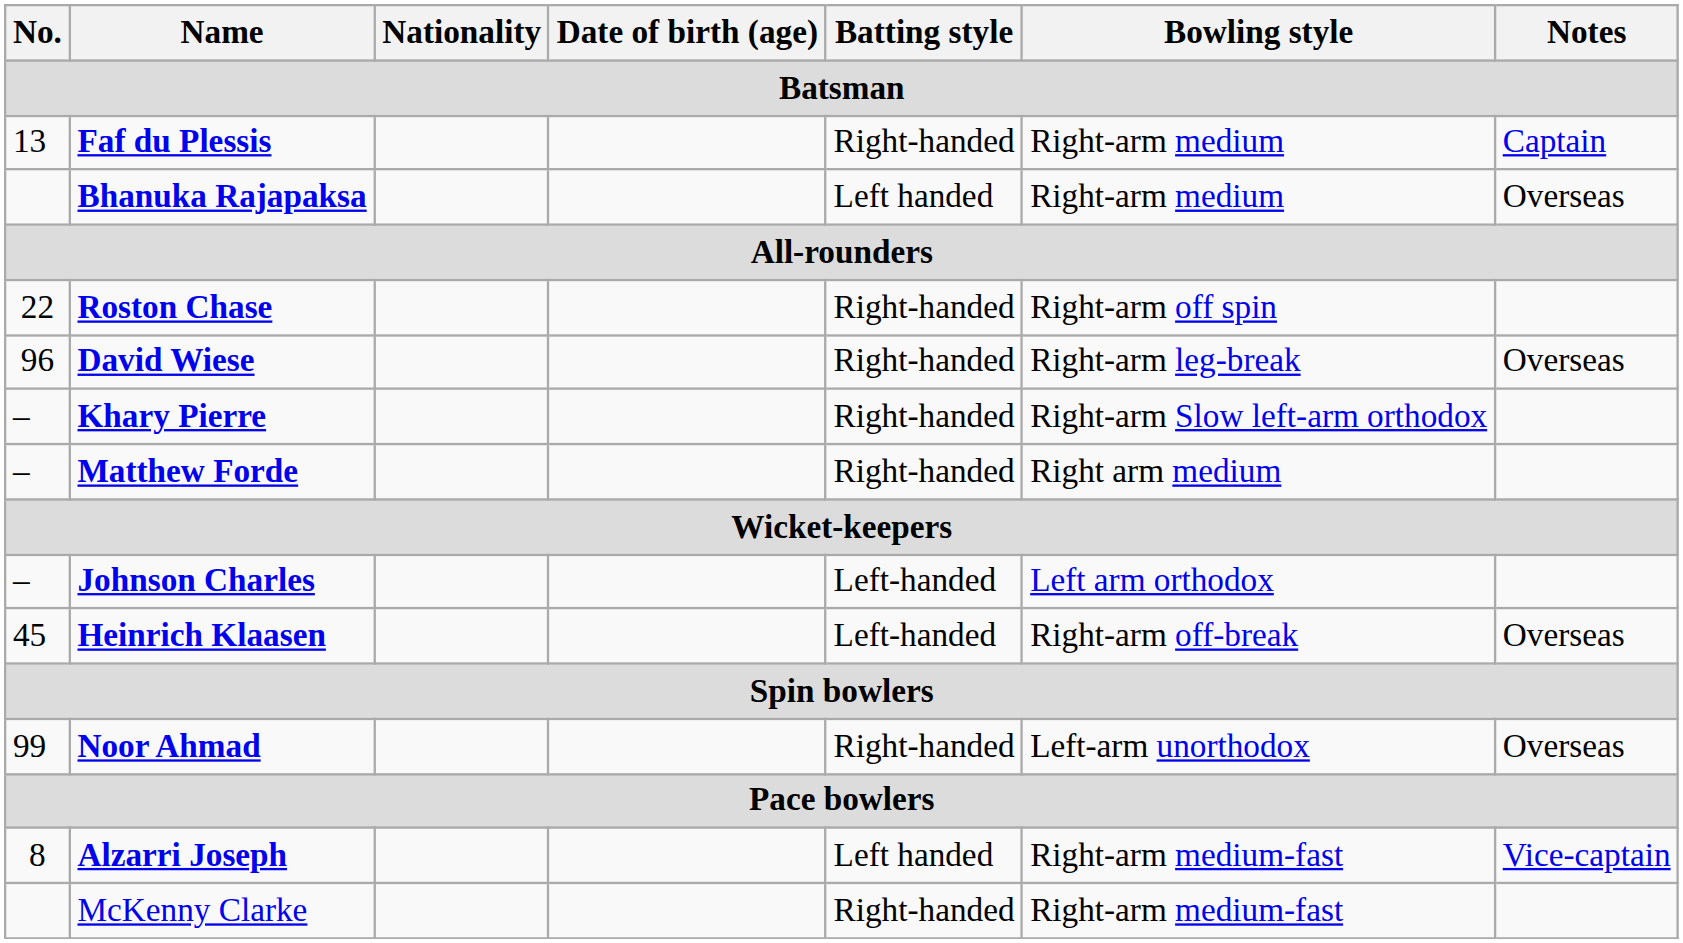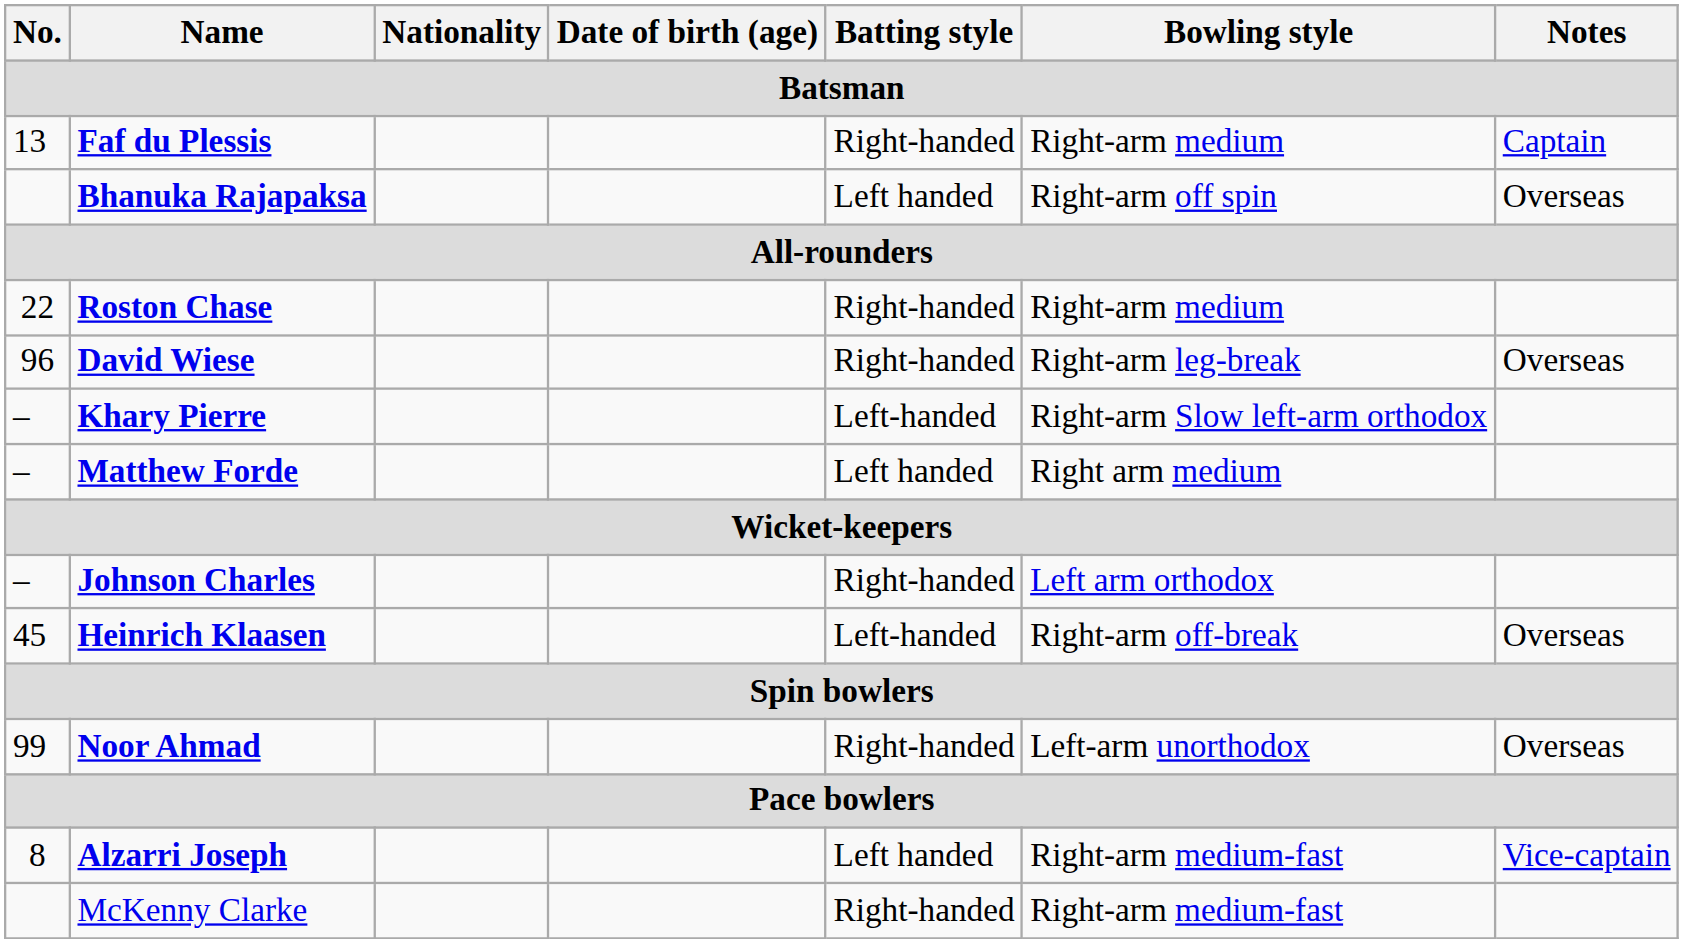(1157, 196) Right-arm medium -> (1154, 196) Right-arm off spin
(1154, 306) Right-arm off spin -> (1157, 306) Right-arm medium
(924, 416) Right-handed -> (915, 416) Left-handed
(924, 471) Right-handed -> (913, 471) Left handed
(915, 580) Left-handed -> (924, 580) Right-handed
